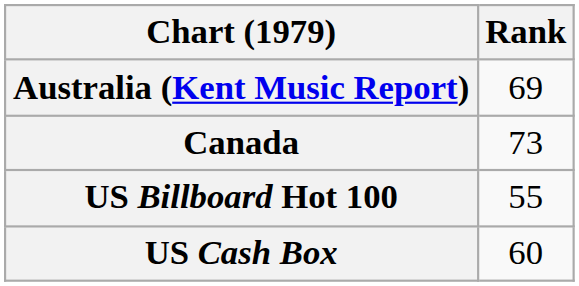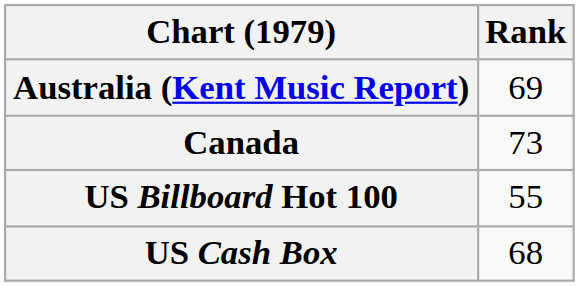(526, 252) 60 -> (526, 252) 68
